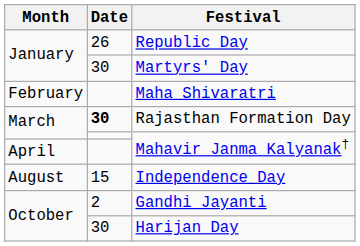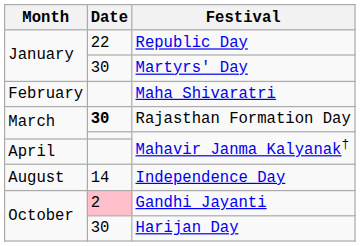(100, 43) 26 -> (100, 43) 22
(100, 177) 15 -> (100, 177) 14
(95, 203) no background -> (95, 203) pink background
